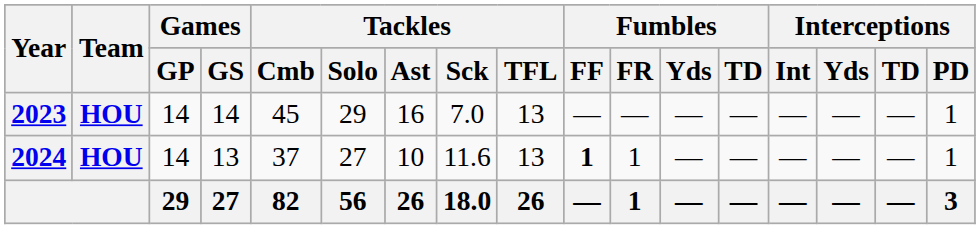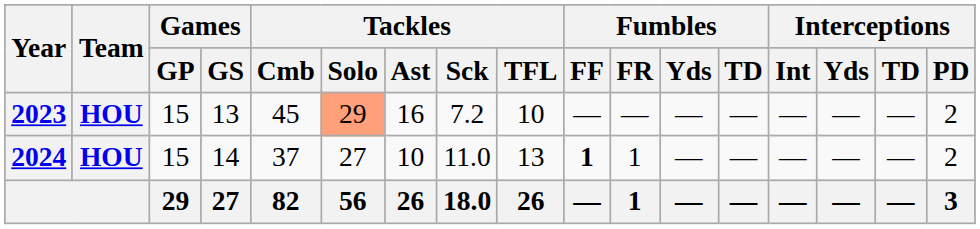(175, 113) 14 -> (175, 113) 15
(226, 113) 14 -> (226, 113) 13
(353, 113) no background -> (353, 113) lightsalmon background
(467, 113) 7.0 -> (467, 113) 7.2
(531, 113) 13 -> (531, 113) 10
(951, 113) 1 -> (951, 113) 2
(175, 157) 14 -> (175, 157) 15
(226, 157) 13 -> (226, 157) 14
(467, 157) 11.6 -> (467, 157) 11.0
(951, 157) 1 -> (951, 157) 2
